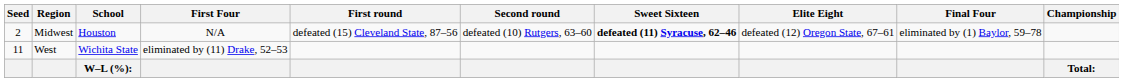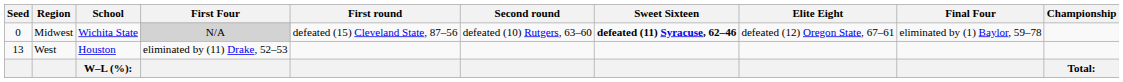(18, 32) 2 -> (18, 32) 0
(97, 32) Houston -> (108, 32) Wichita State
(215, 32) no background -> (215, 32) lightgrey background
(18, 50) 11 -> (18, 50) 13
(108, 50) Wichita State -> (97, 50) Houston
